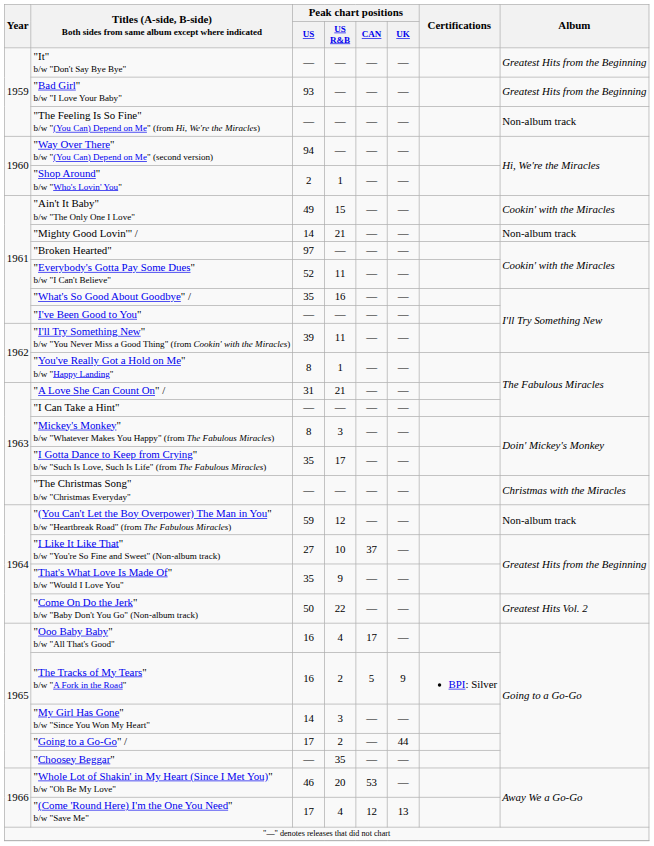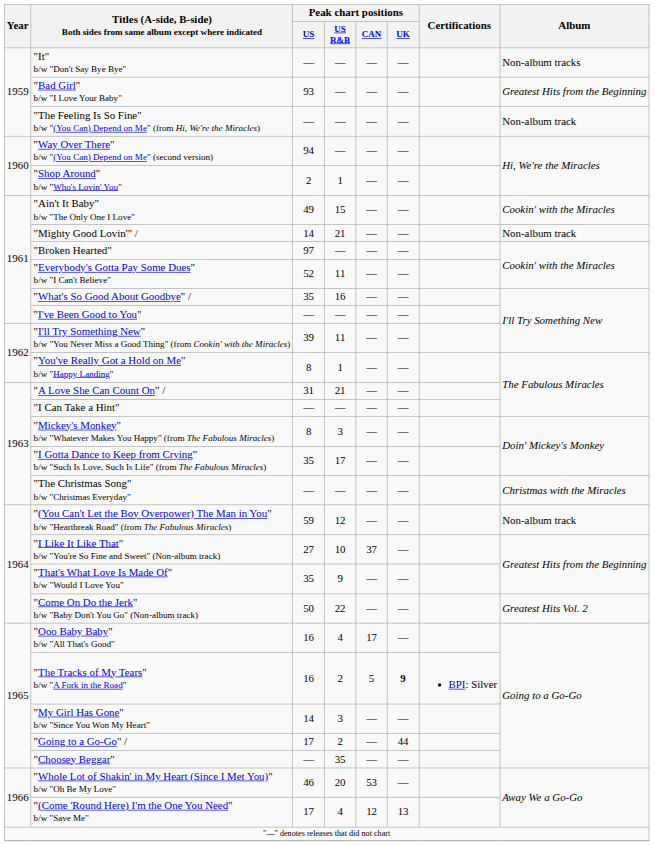(574, 62) Greatest Hits from the Beginning -> (541, 62) Non-album tracks
(403, 678) normal -> (403, 678) bold
